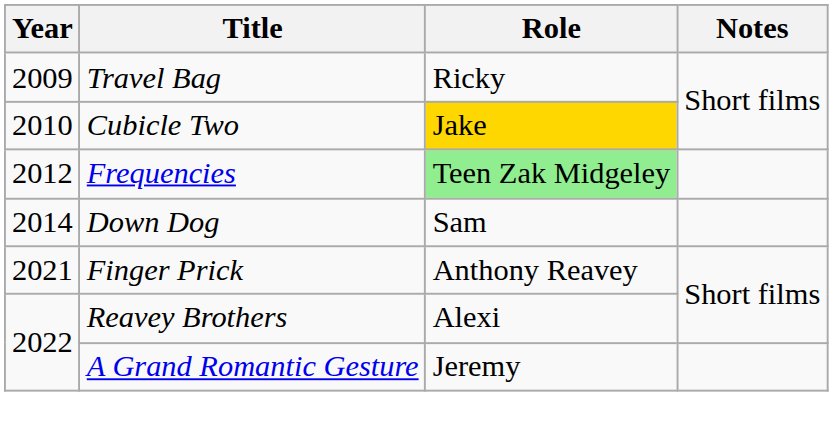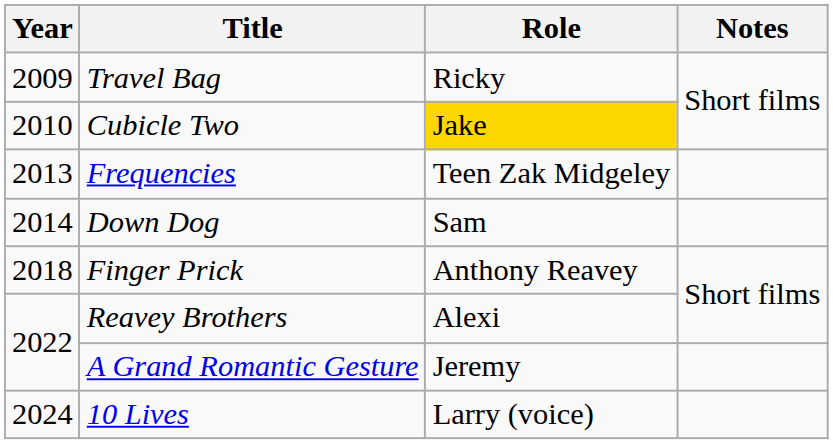(42, 173) 2012 -> (42, 173) 2013
(551, 173) lightgreen background -> (551, 173) no background
(42, 269) 2021 -> (42, 269) 2018
+ row: (138, 414)
